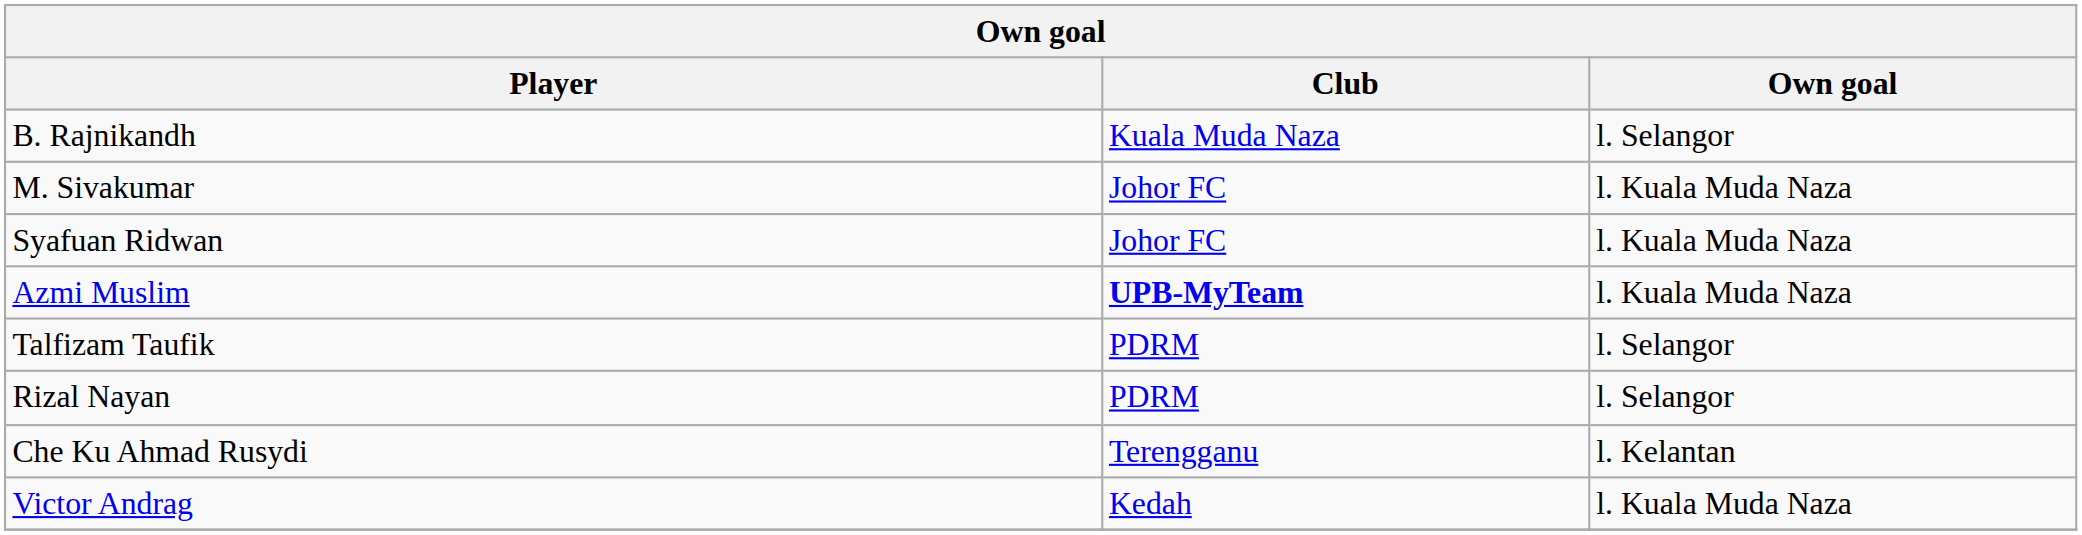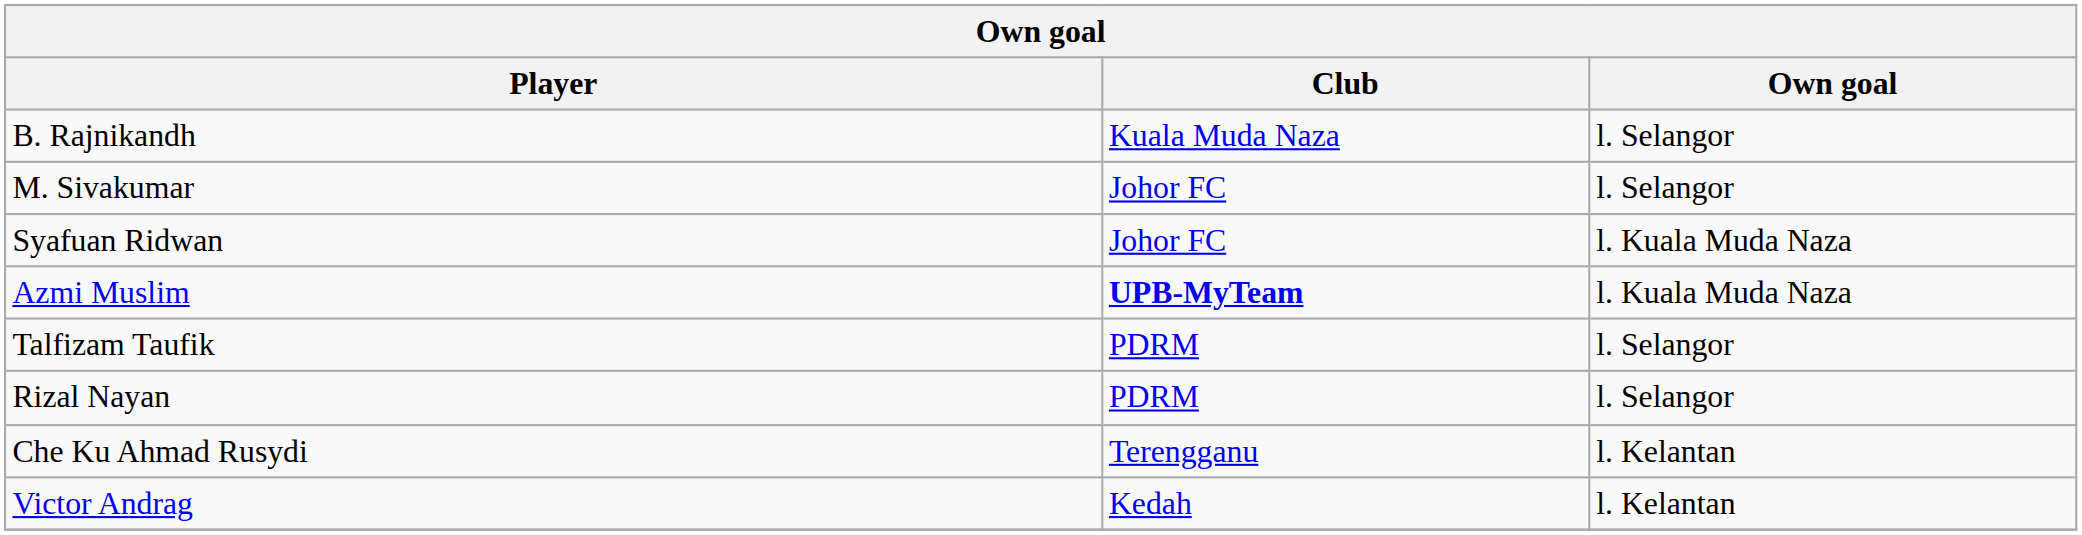(1724, 188) l. Kuala Muda Naza -> (1665, 188) l. Selangor
(1724, 502) l. Kuala Muda Naza -> (1666, 502) l. Kelantan
